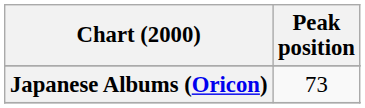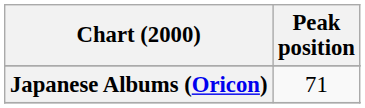(316, 84) 73 -> (316, 84) 71
